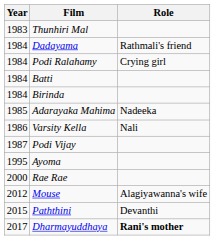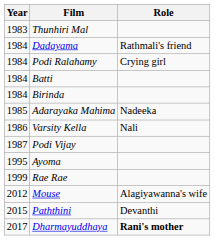(17, 177) 2000 -> (17, 177) 1999
